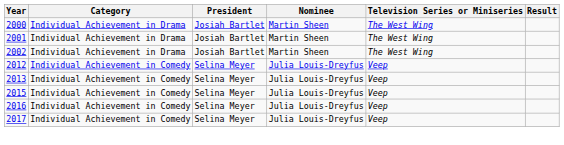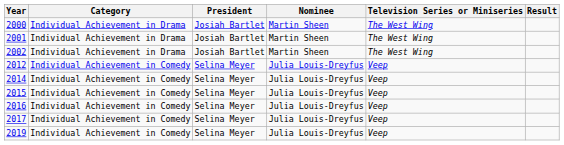- row: (16, 79)
+ row: (16, 79)
+ row: (16, 133)
